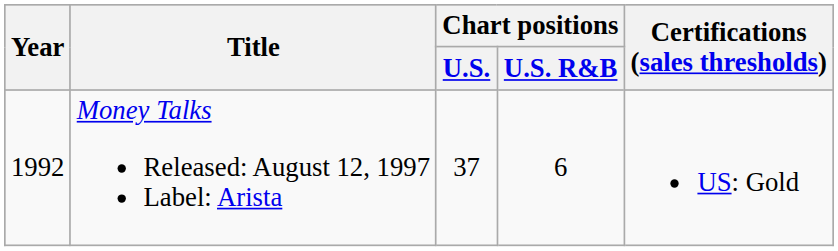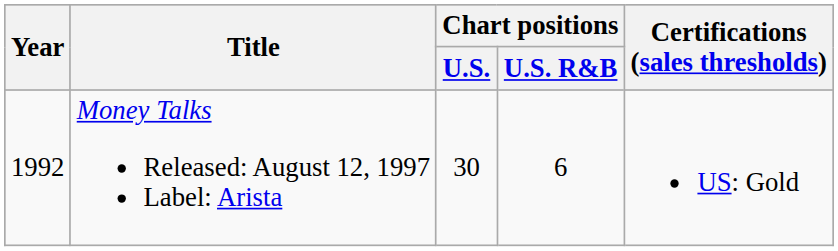(467, 167) 37 -> (467, 167) 30
